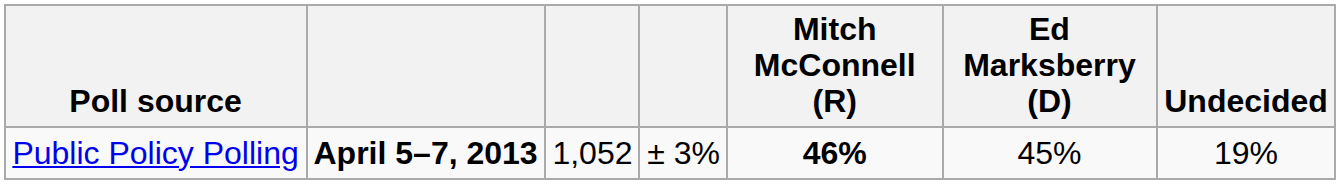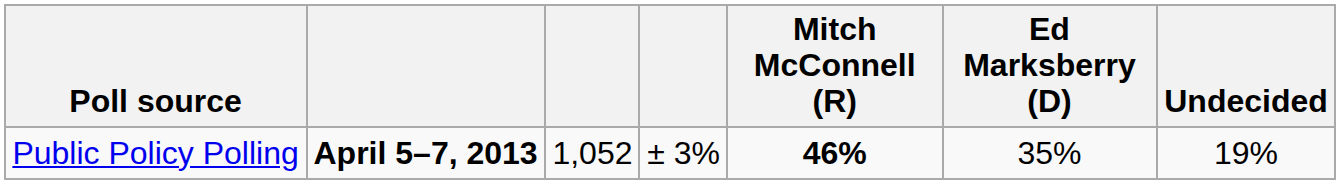(1049, 152) 45% -> (1049, 152) 35%
